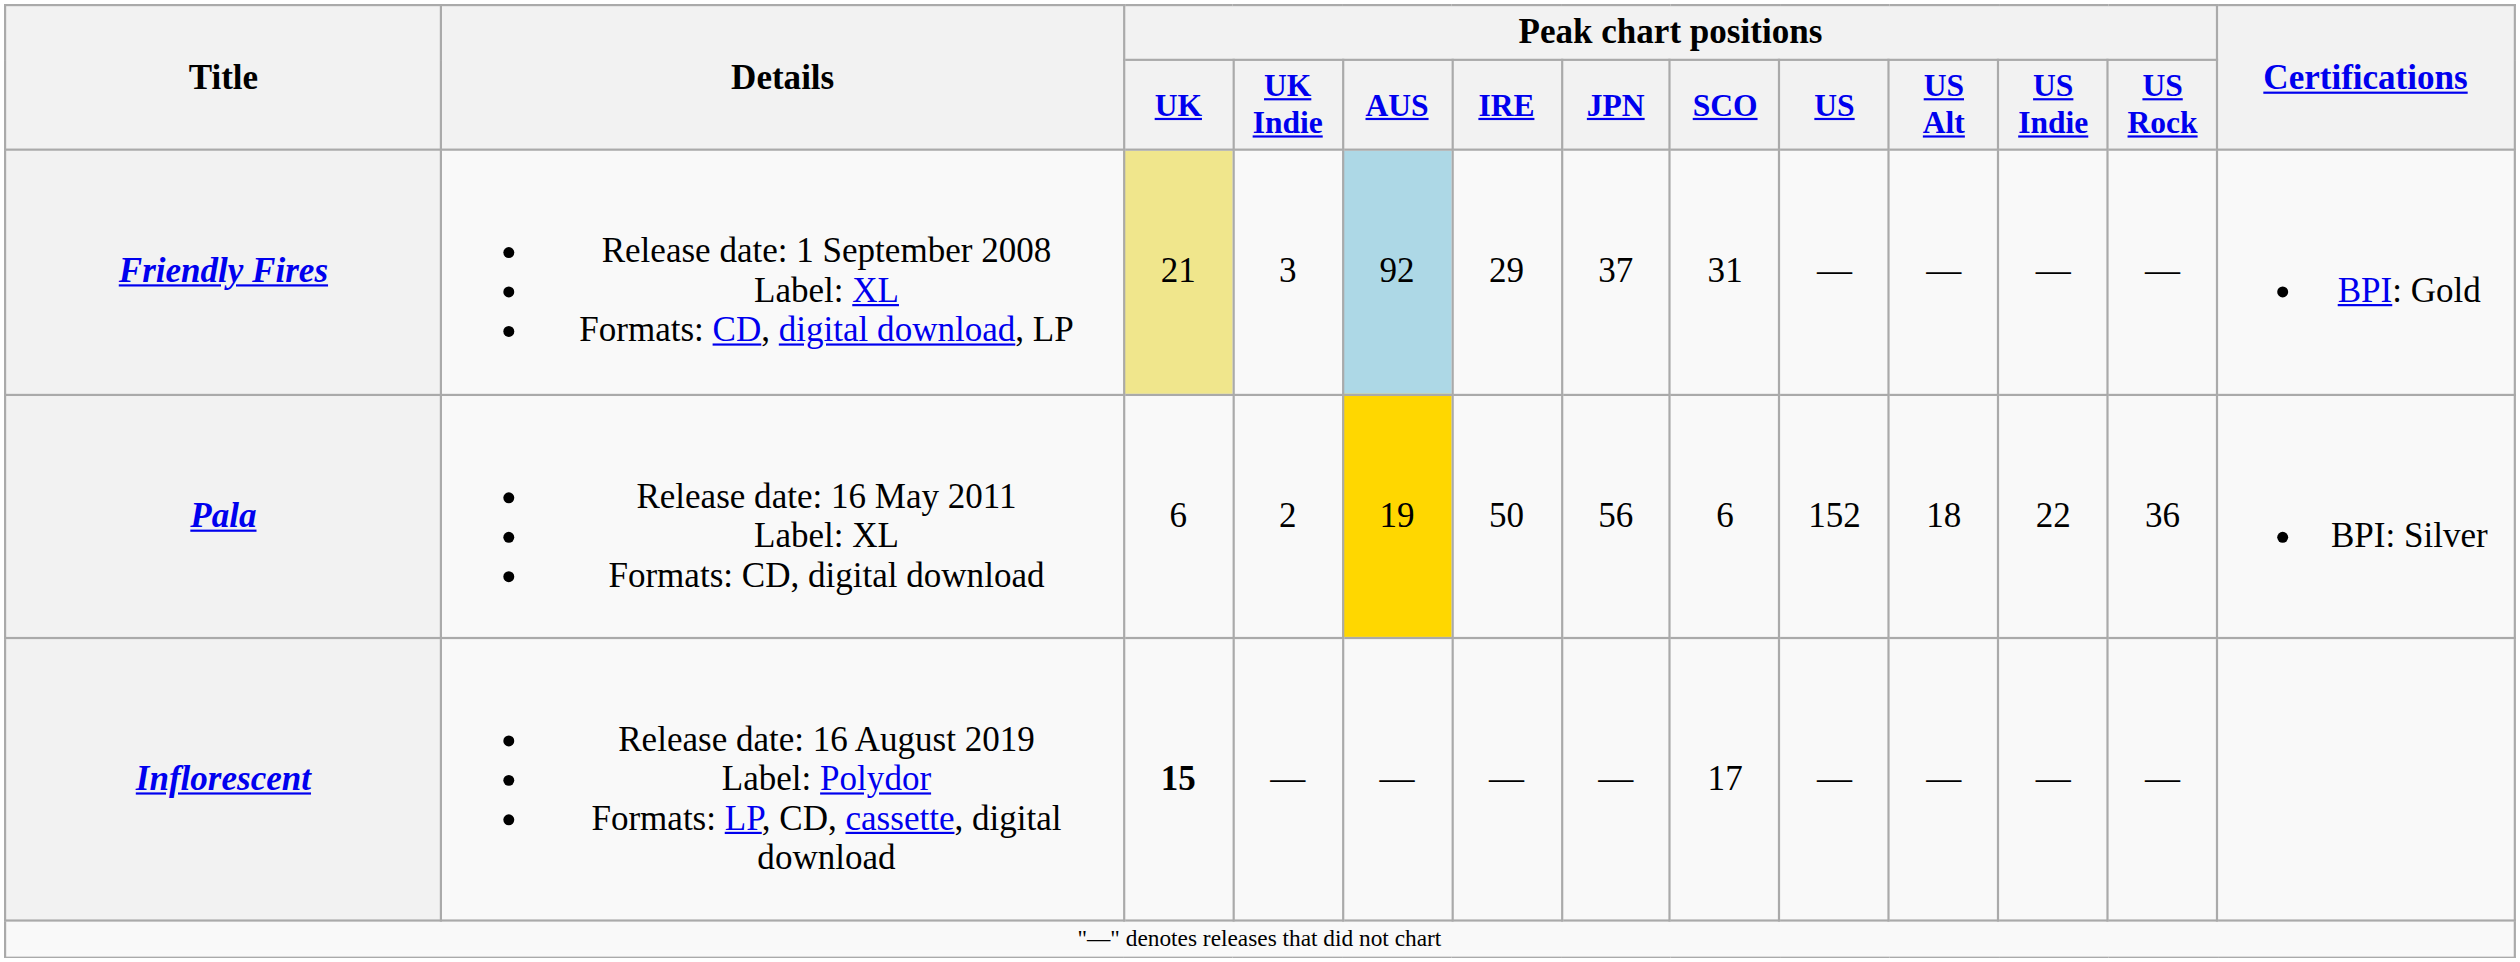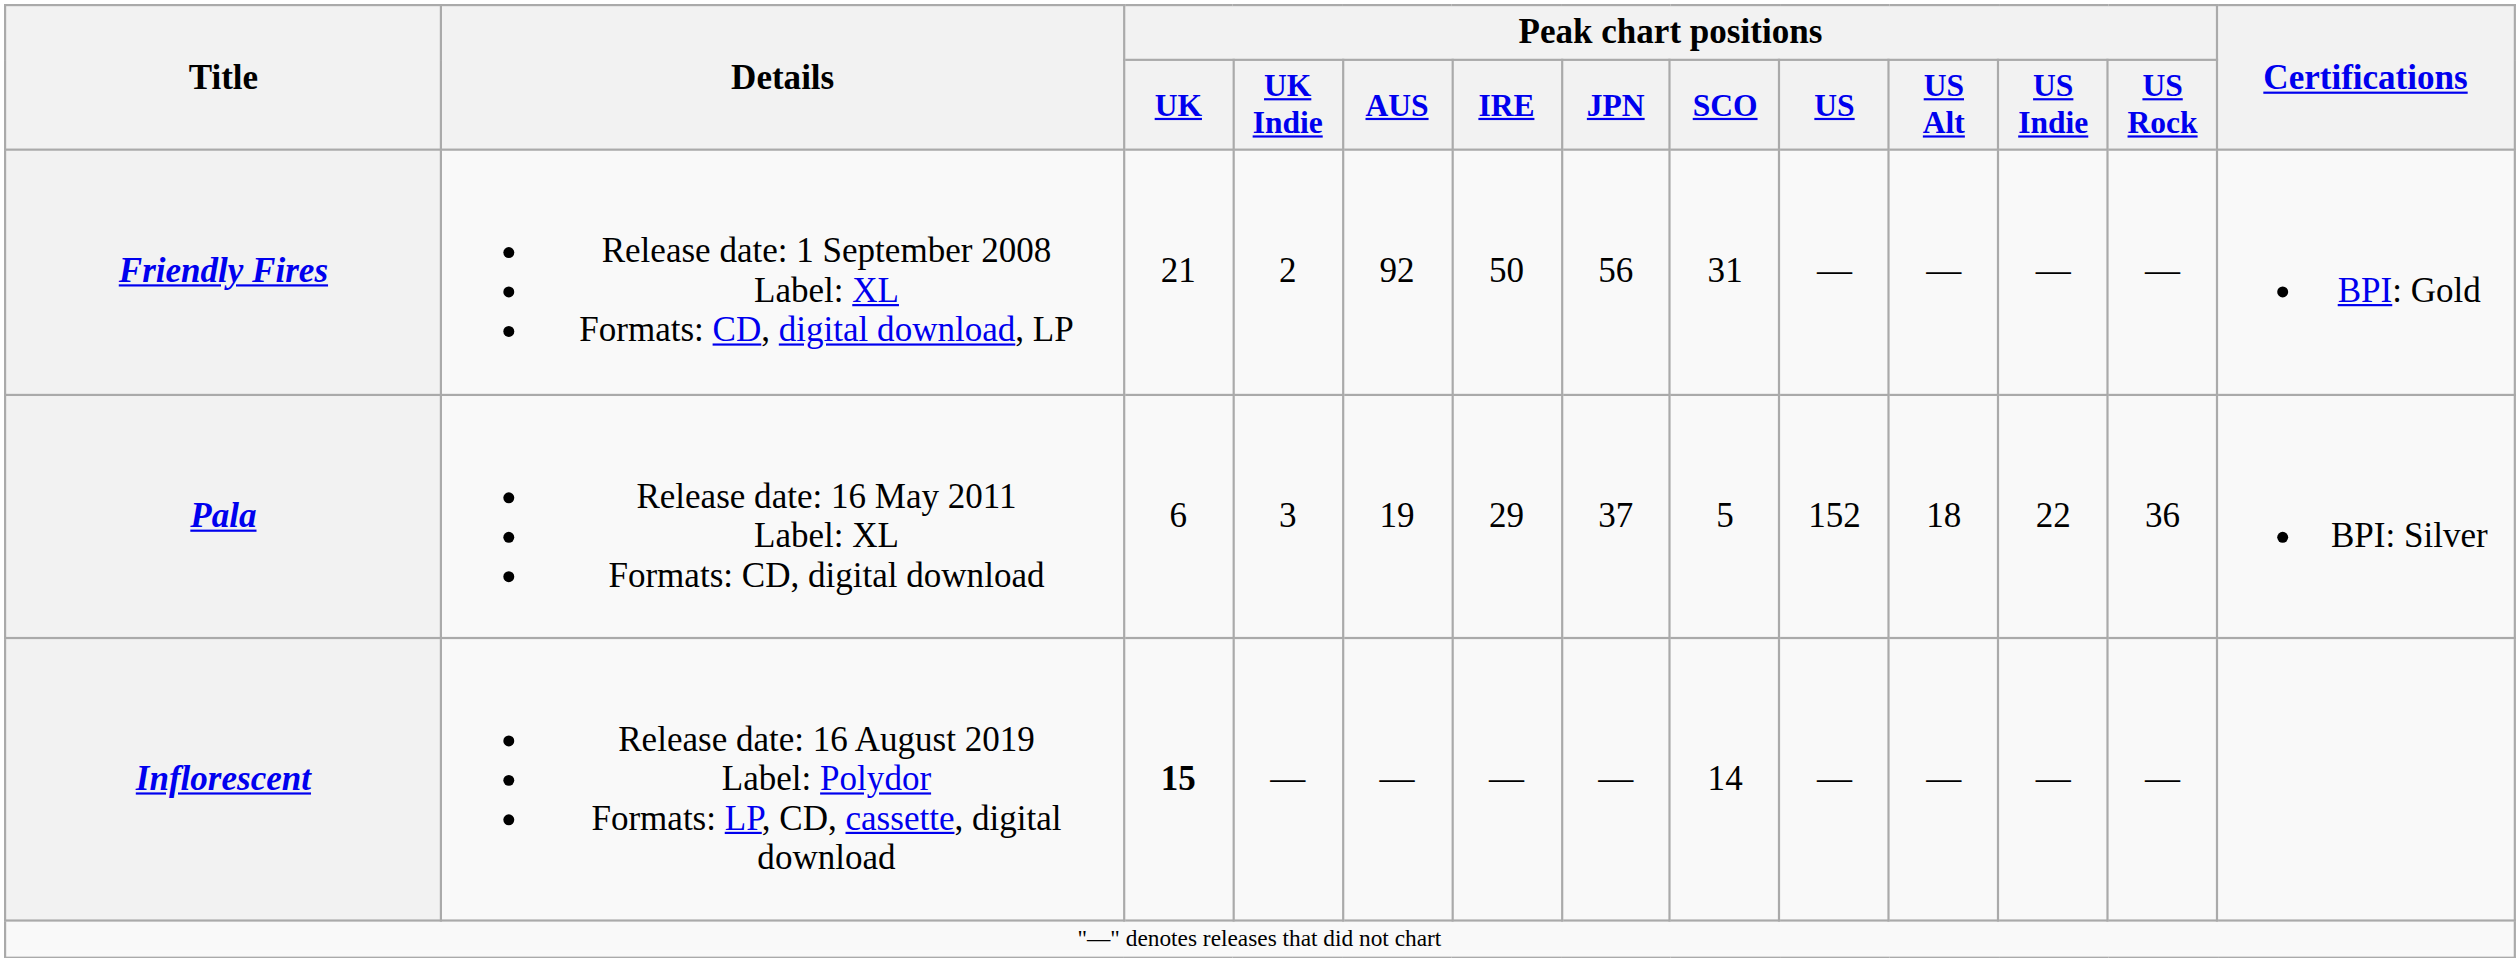(1178, 271) khaki background -> (1178, 271) no background
(1288, 271) 3 -> (1288, 271) 2
(1397, 271) lightblue background -> (1397, 271) no background
(1506, 271) 29 -> (1506, 271) 50
(1616, 271) 37 -> (1616, 271) 56
(1288, 515) 2 -> (1288, 515) 3
(1397, 515) gold background -> (1397, 515) no background
(1506, 515) 50 -> (1506, 515) 29
(1616, 515) 56 -> (1616, 515) 37
(1725, 515) 6 -> (1725, 515) 5
(1725, 778) 17 -> (1725, 778) 14
